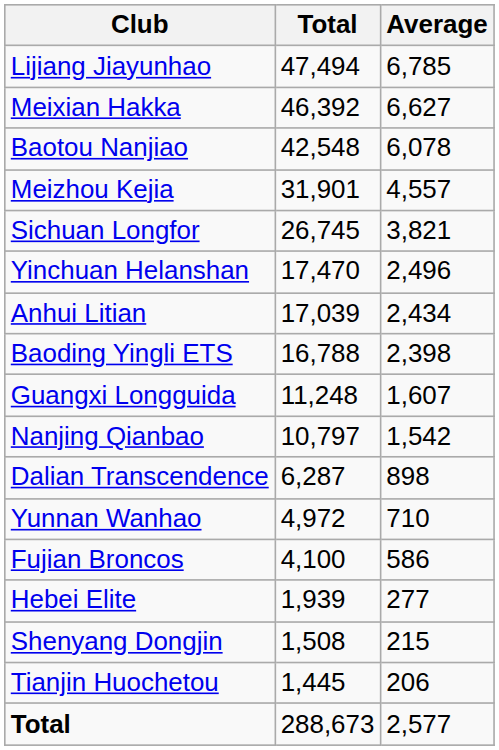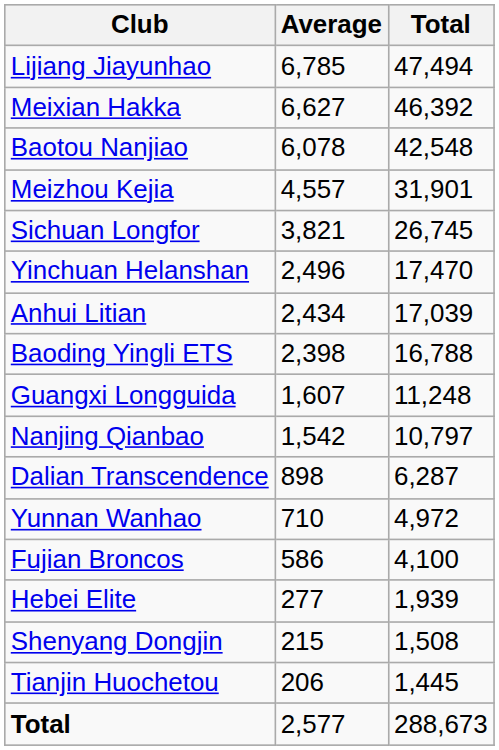columns swapped: (328, 25) <-> (437, 25)
